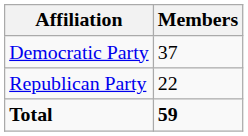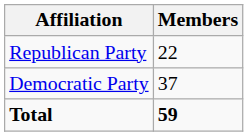rows swapped: (79, 51) <-> (78, 83)
